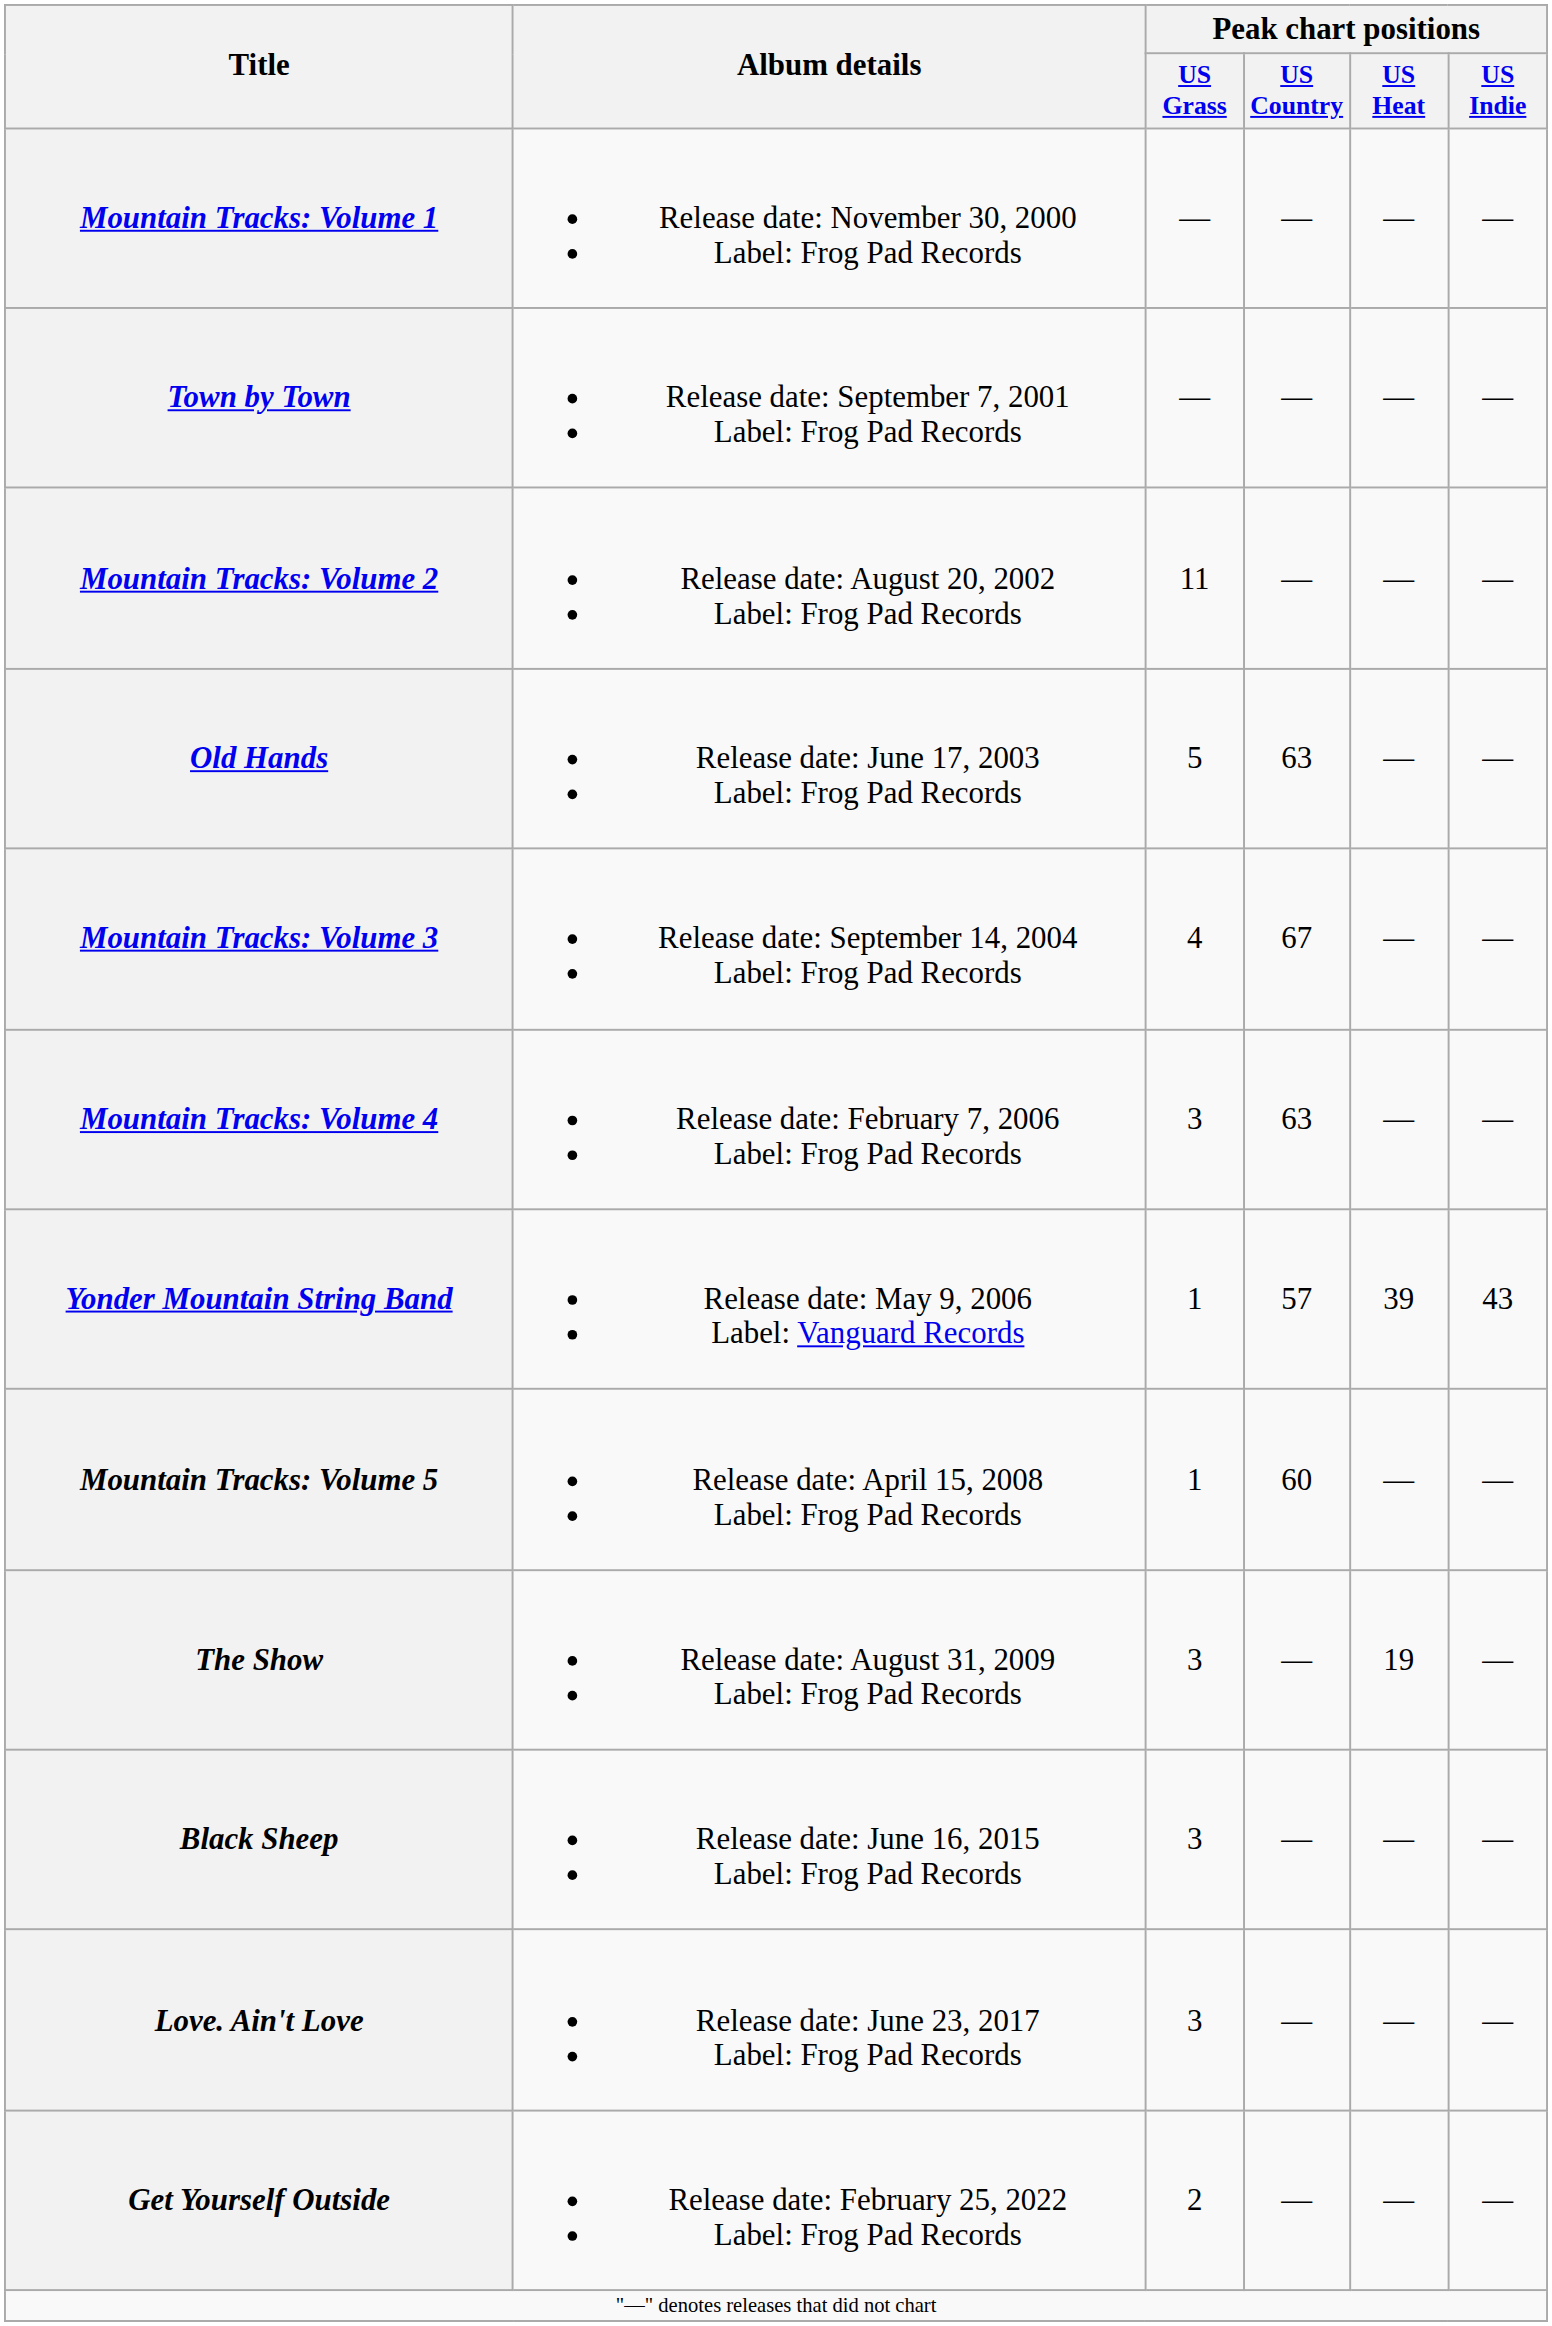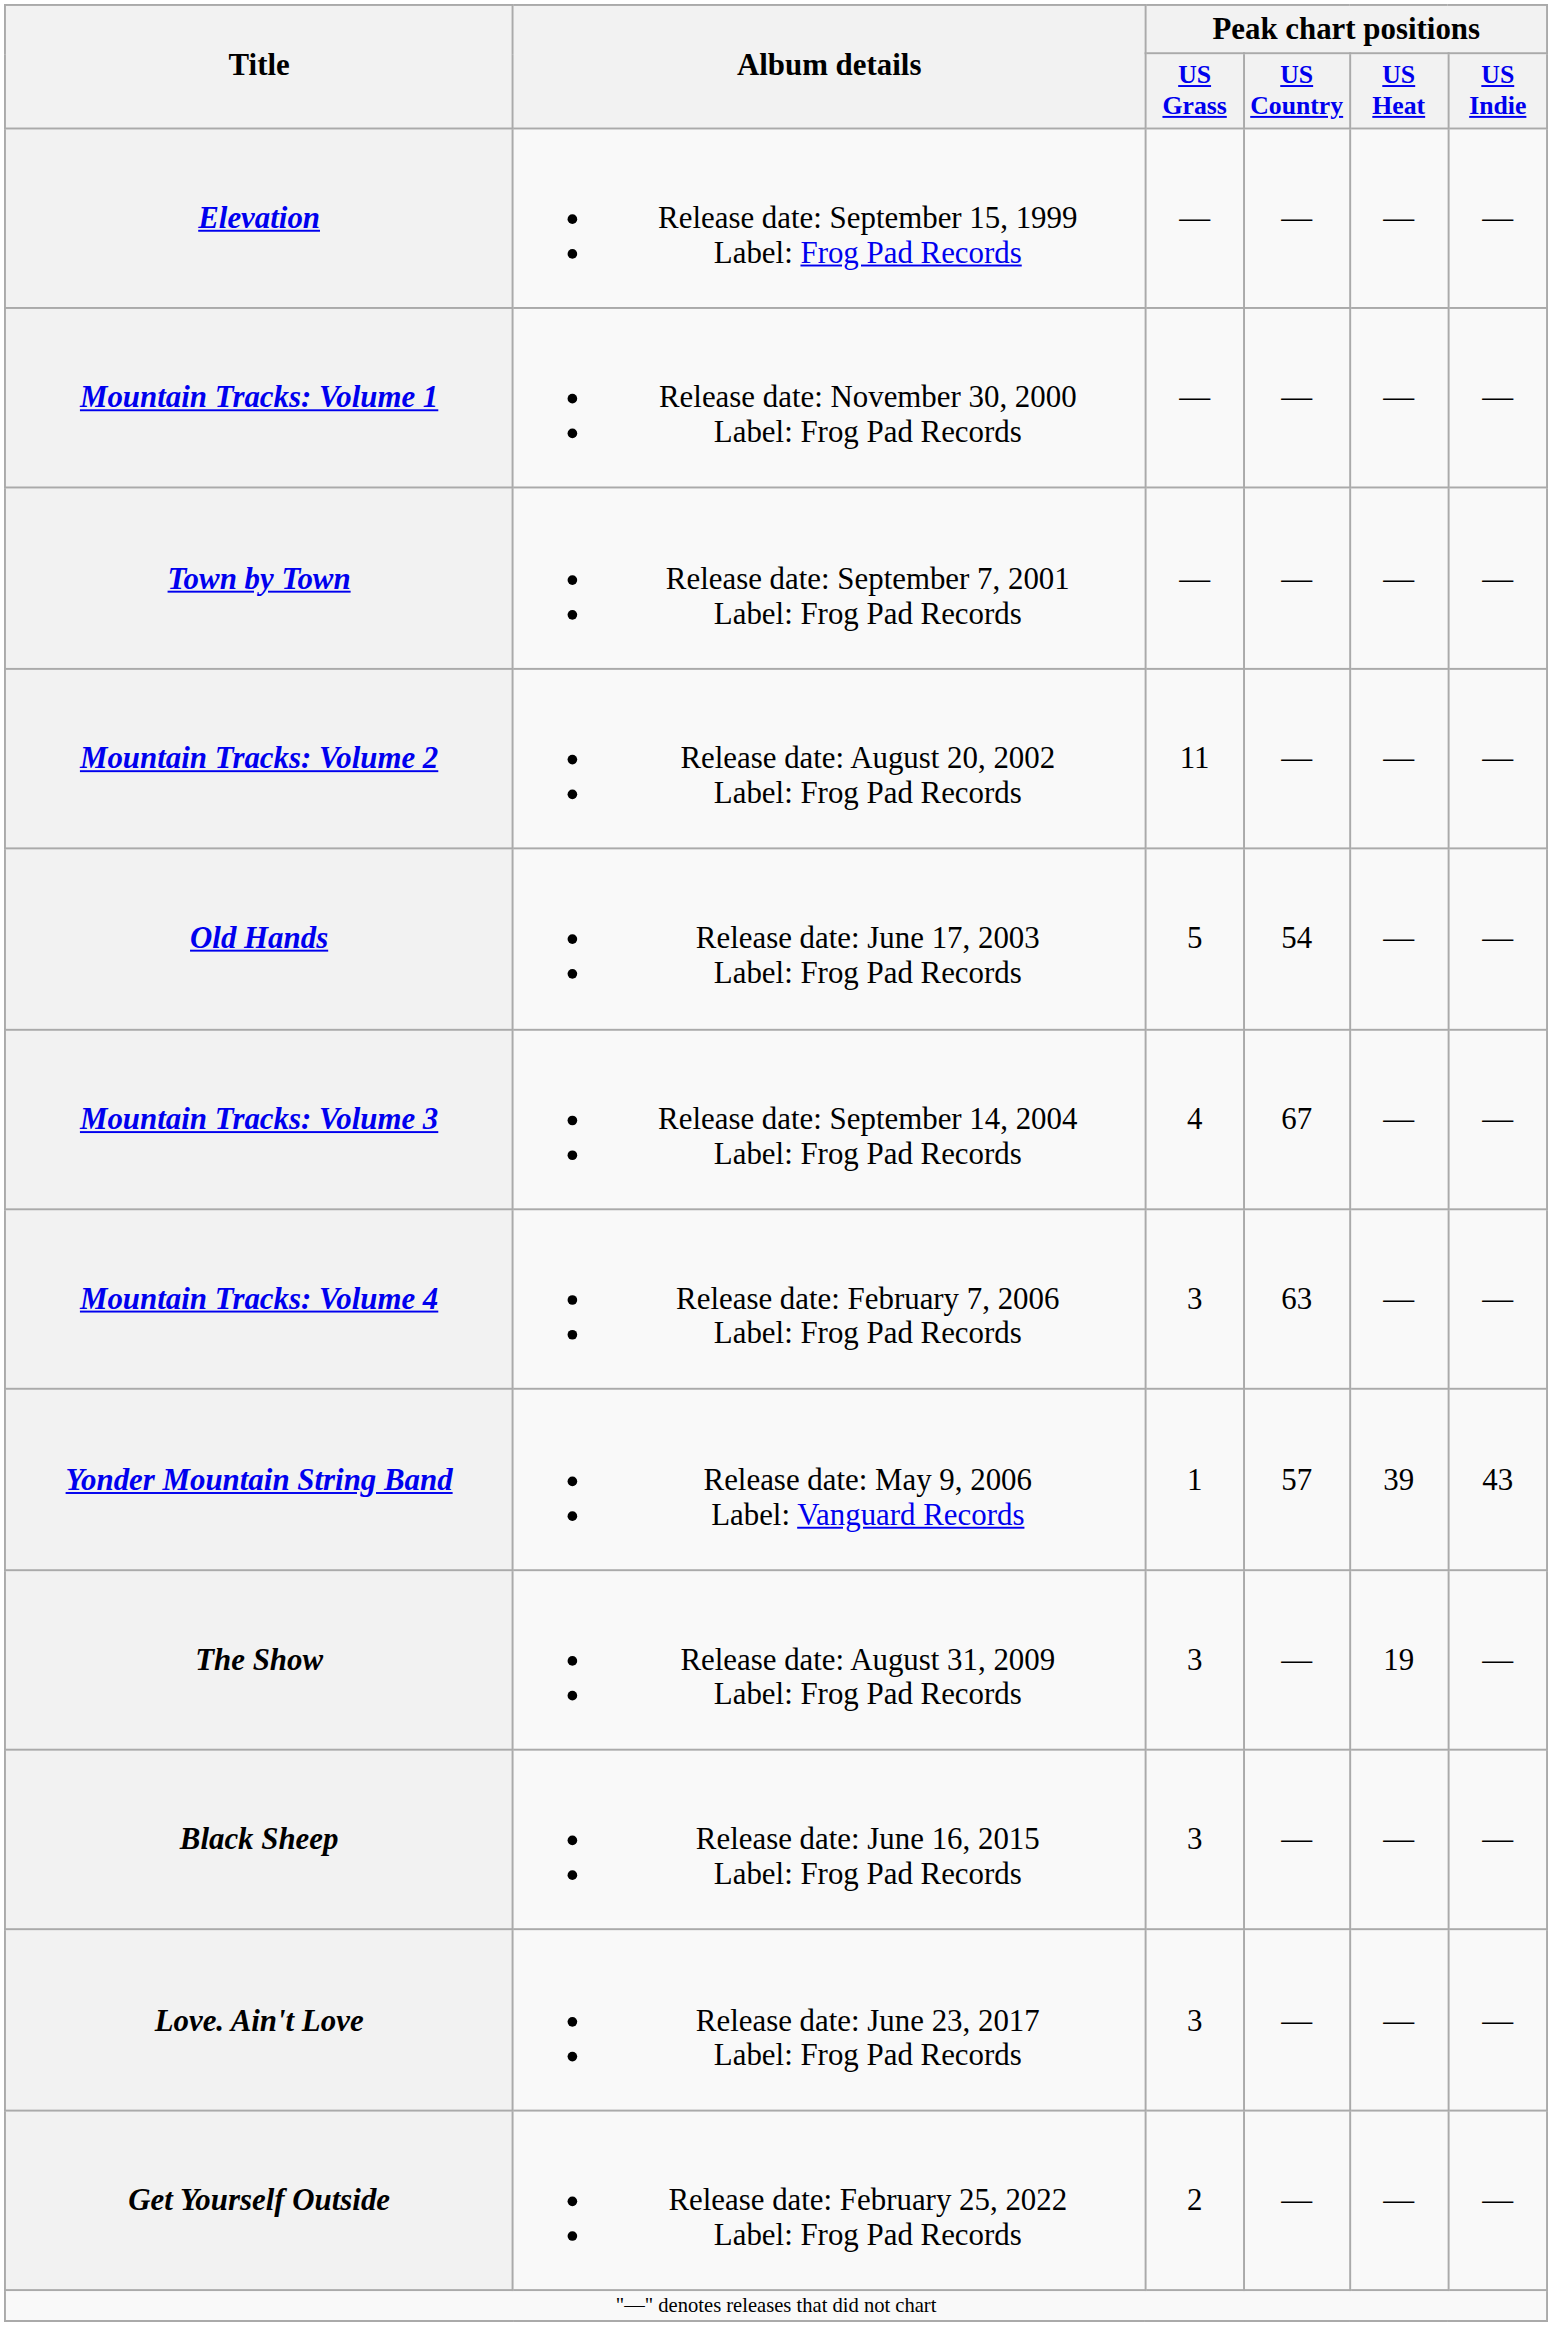+ row: (259, 217)
(1297, 758) 63 -> (1297, 938) 54
- row: (259, 1479)
